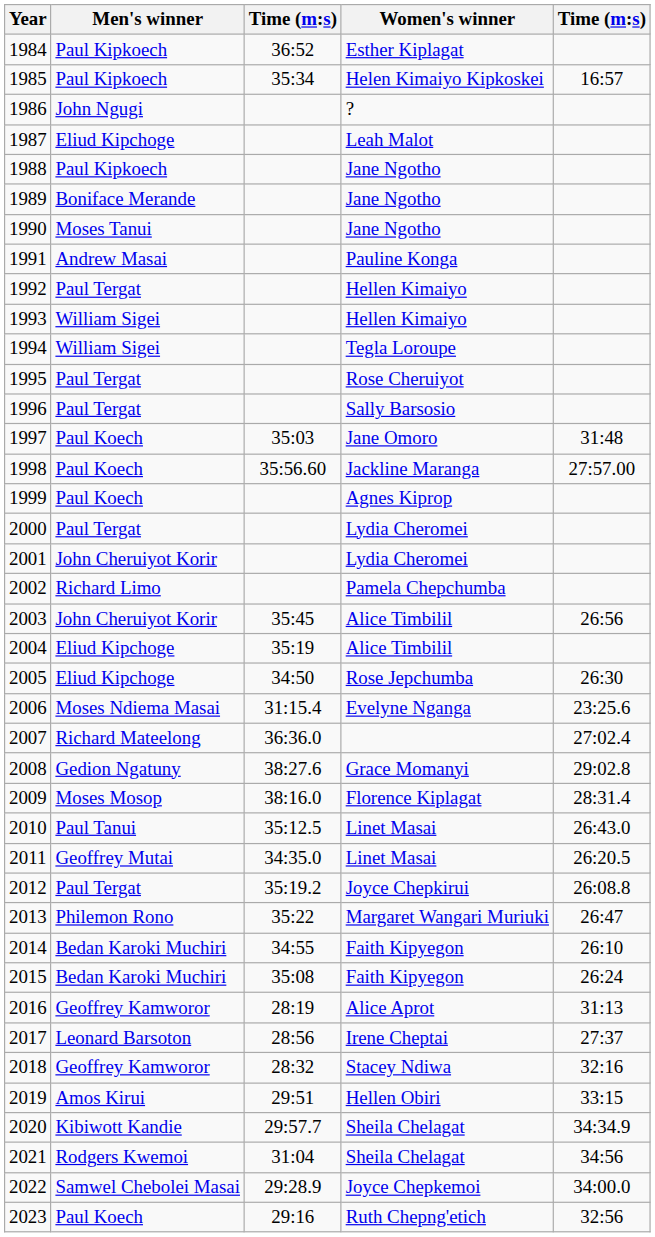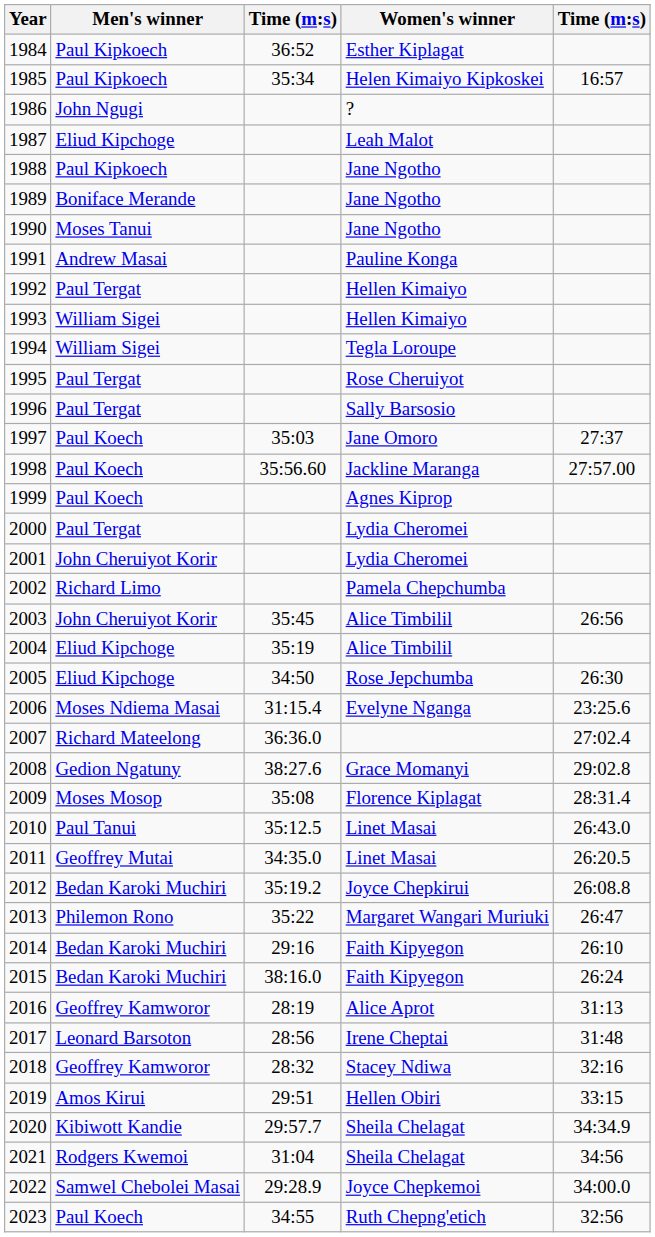(602, 438) 31:48 -> (602, 438) 27:37
(293, 797) 38:16.0 -> (293, 797) 35:08
(98, 887) Paul Tergat -> (141, 887) Bedan Karoki Muchiri
(293, 947) 34:55 -> (293, 947) 29:16
(293, 977) 35:08 -> (293, 977) 38:16.0
(602, 1037) 27:37 -> (602, 1037) 31:48
(293, 1217) 29:16 -> (293, 1217) 34:55
